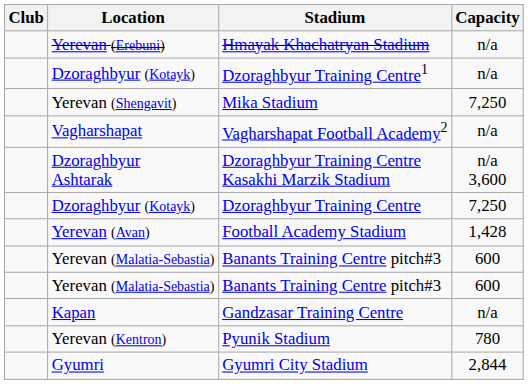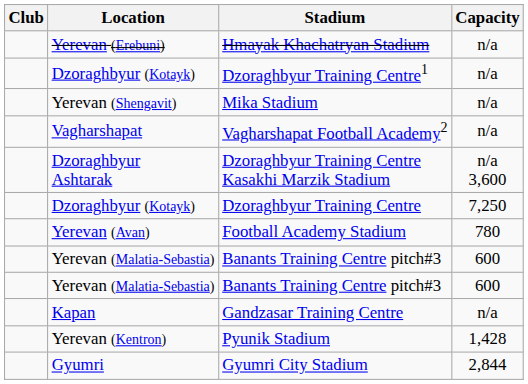(487, 102) 7,250 -> (487, 102) n/a
(487, 232) 1,428 -> (487, 232) 780
(487, 338) 780 -> (487, 338) 1,428
